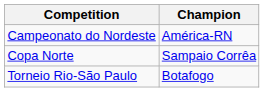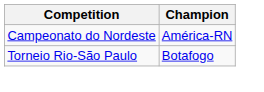- row: (41, 55)
